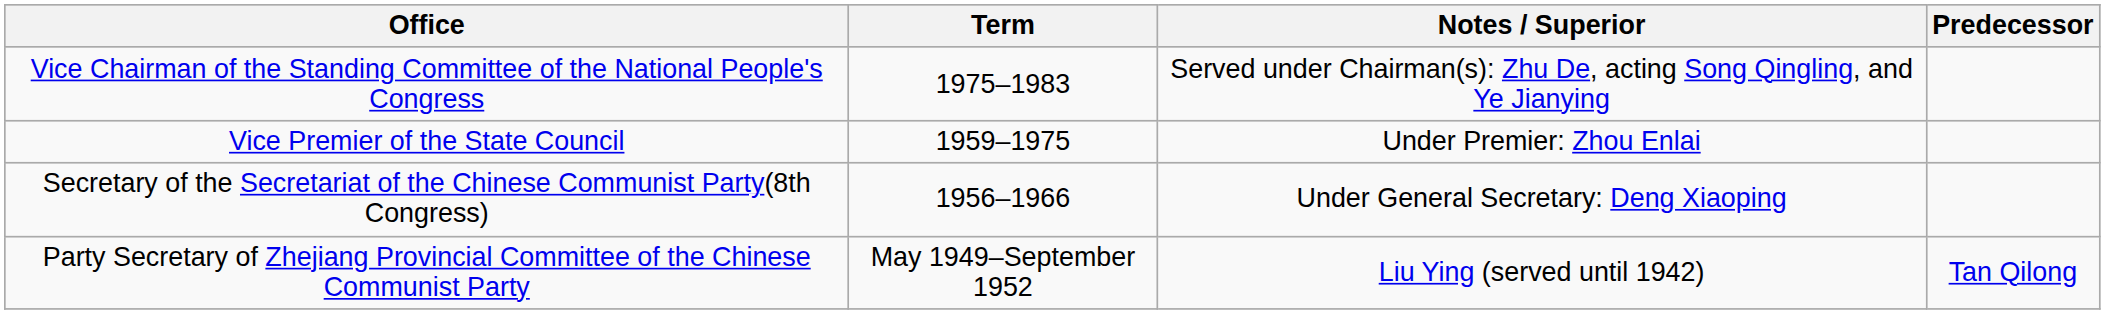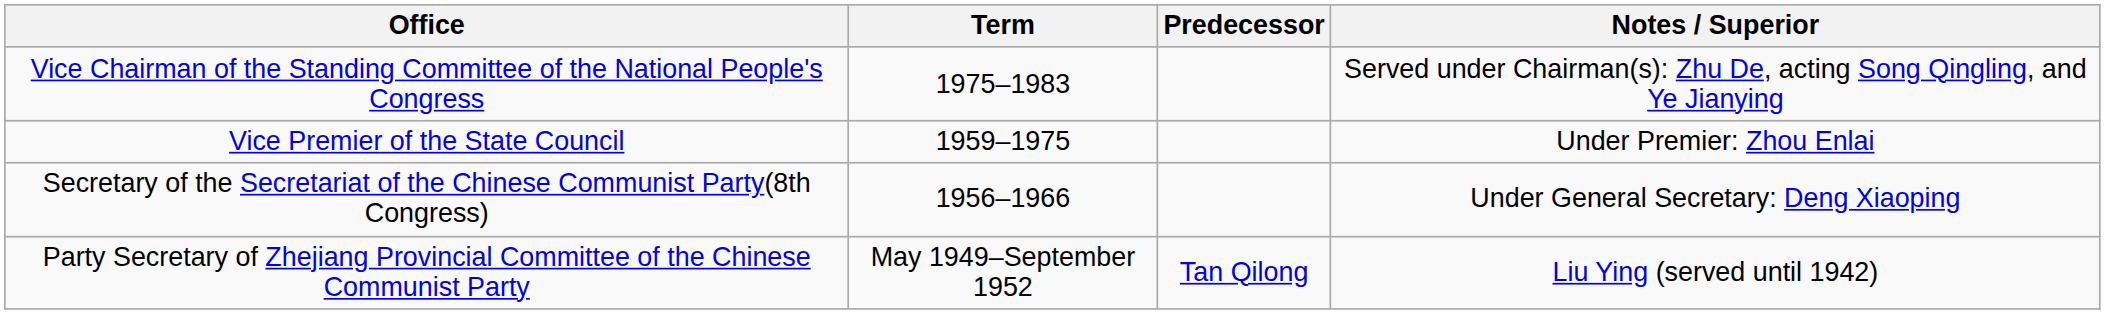columns swapped: (1542, 25) <-> (2013, 25)
